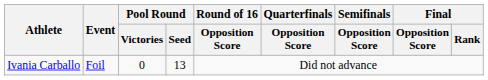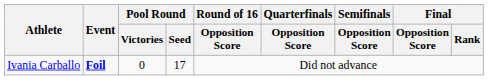(95, 65) normal -> (96, 65) bold
(180, 65) 13 -> (180, 65) 17
